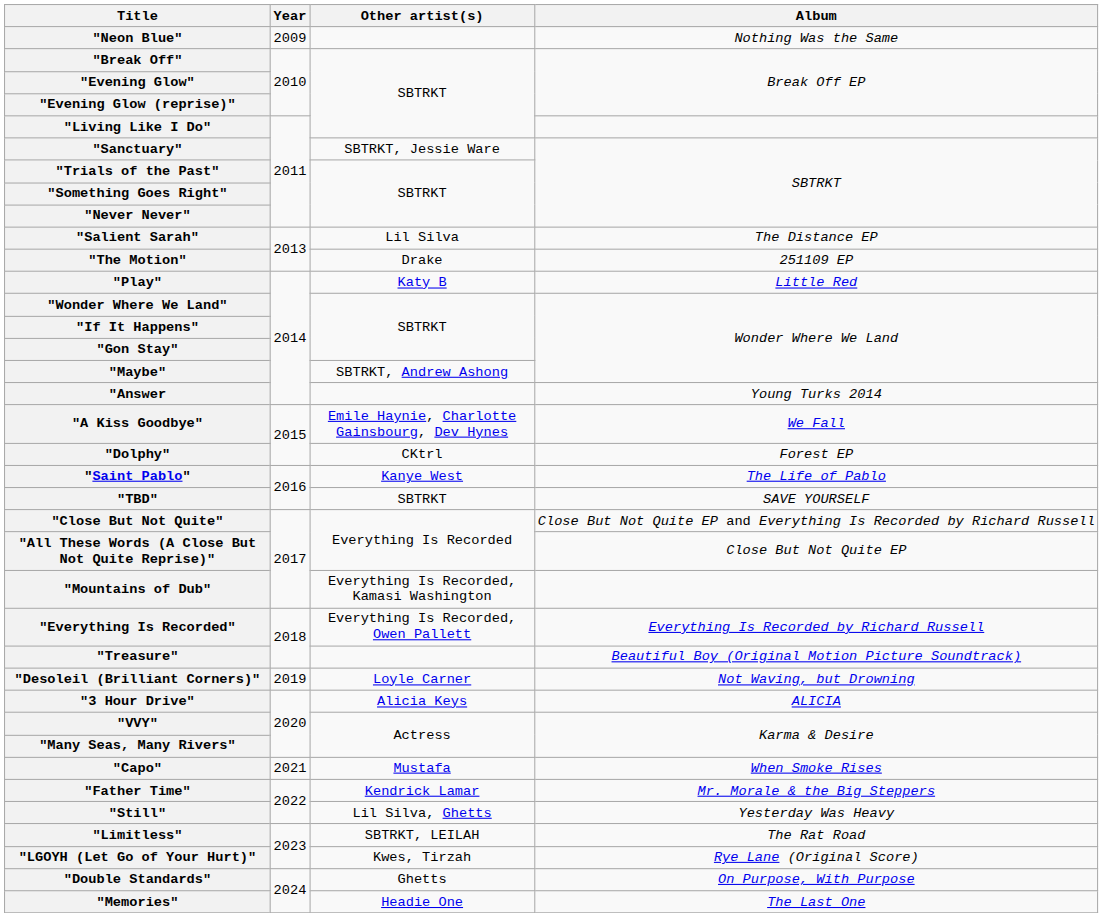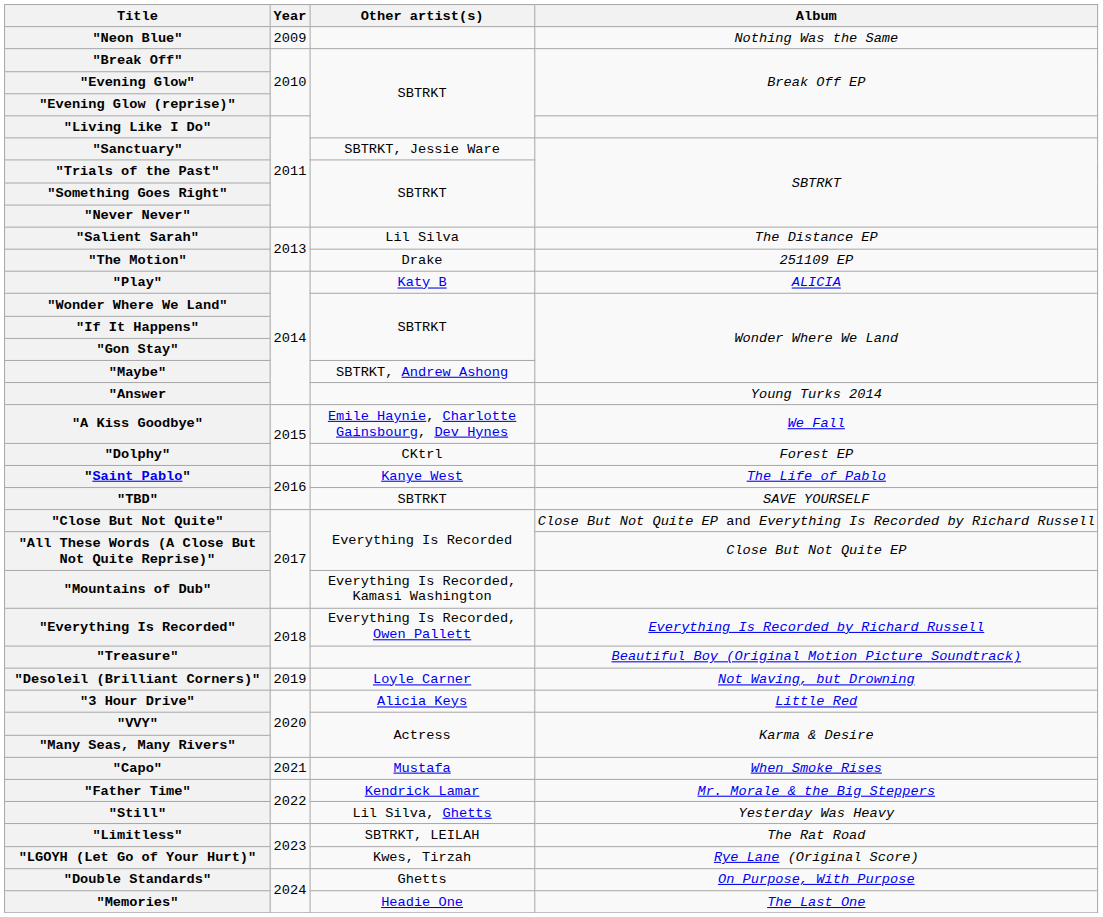(816, 283) Little Red -> (816, 283) ALICIA
(816, 702) ALICIA -> (816, 702) Little Red
